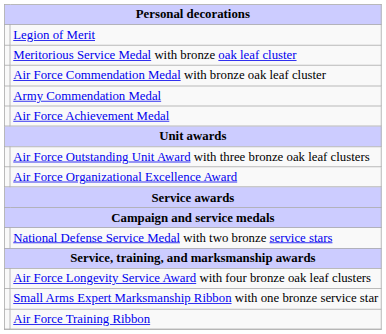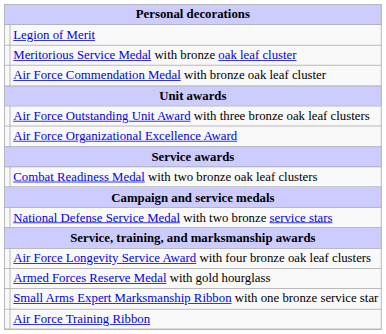- row: (87, 95)
- row: (91, 116)
+ row: (165, 177)
+ row: (142, 278)
